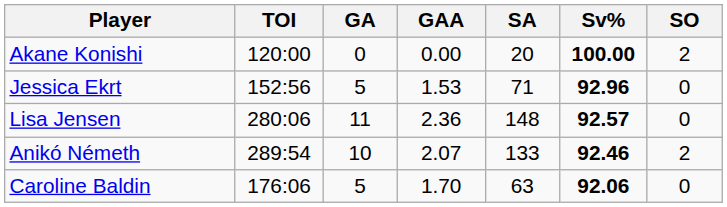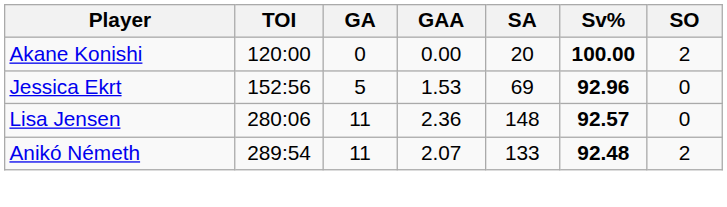(522, 86) 71 -> (522, 86) 69
(360, 152) 10 -> (360, 152) 11
(603, 152) 92.46 -> (603, 152) 92.48
- row: (80, 185)
